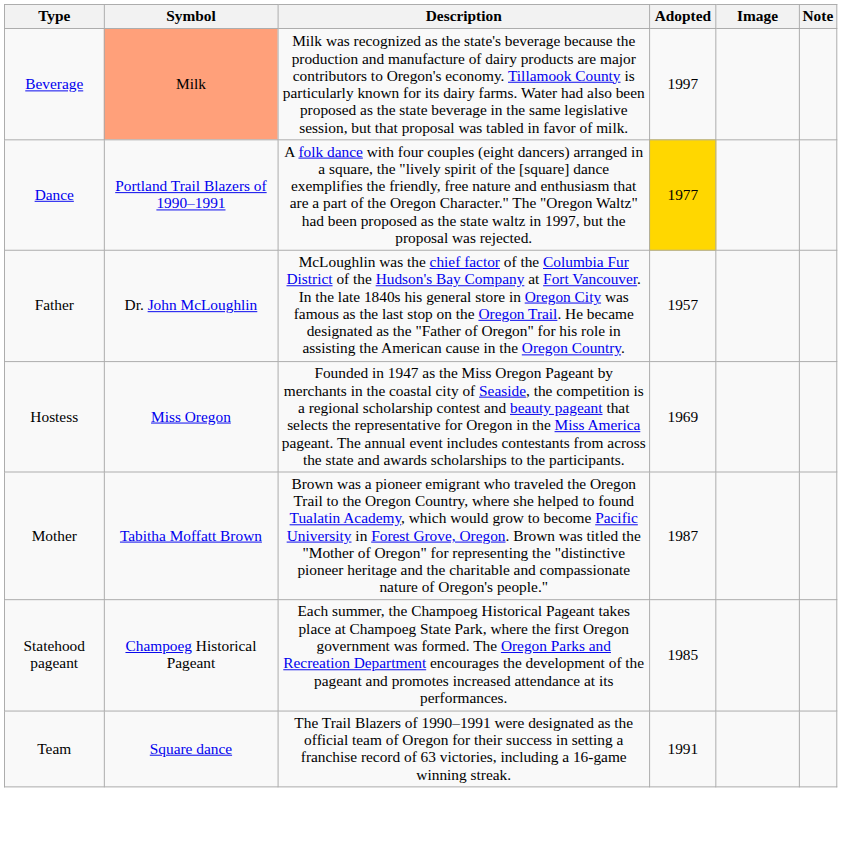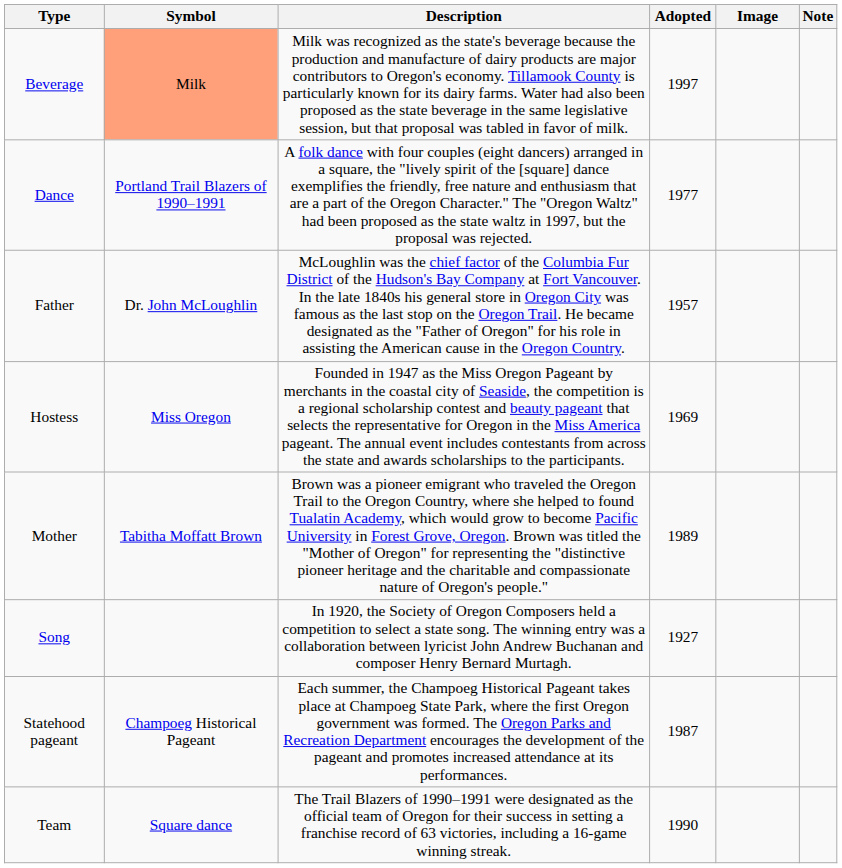(683, 194) gold background -> (683, 194) no background
(683, 535) 1987 -> (683, 535) 1989
+ row: (54, 638)
(683, 655) 1985 -> (683, 731) 1987
(683, 748) 1991 -> (683, 824) 1990
